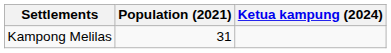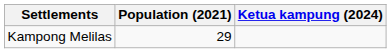(224, 36) 31 -> (224, 36) 29
